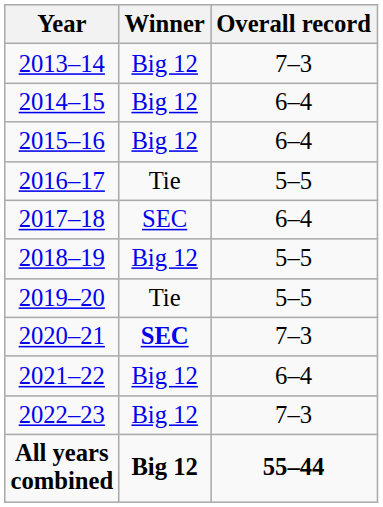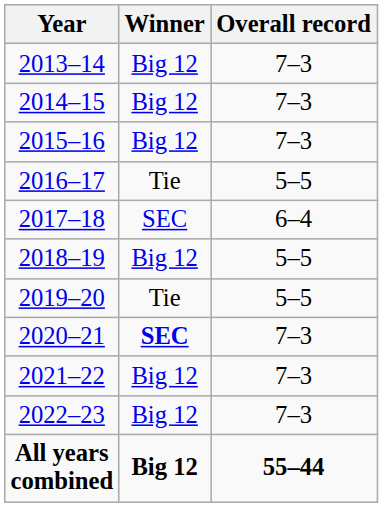(294, 102) 6–4 -> (294, 102) 7–3
(294, 141) 6–4 -> (294, 141) 7–3
(294, 375) 6–4 -> (294, 375) 7–3
